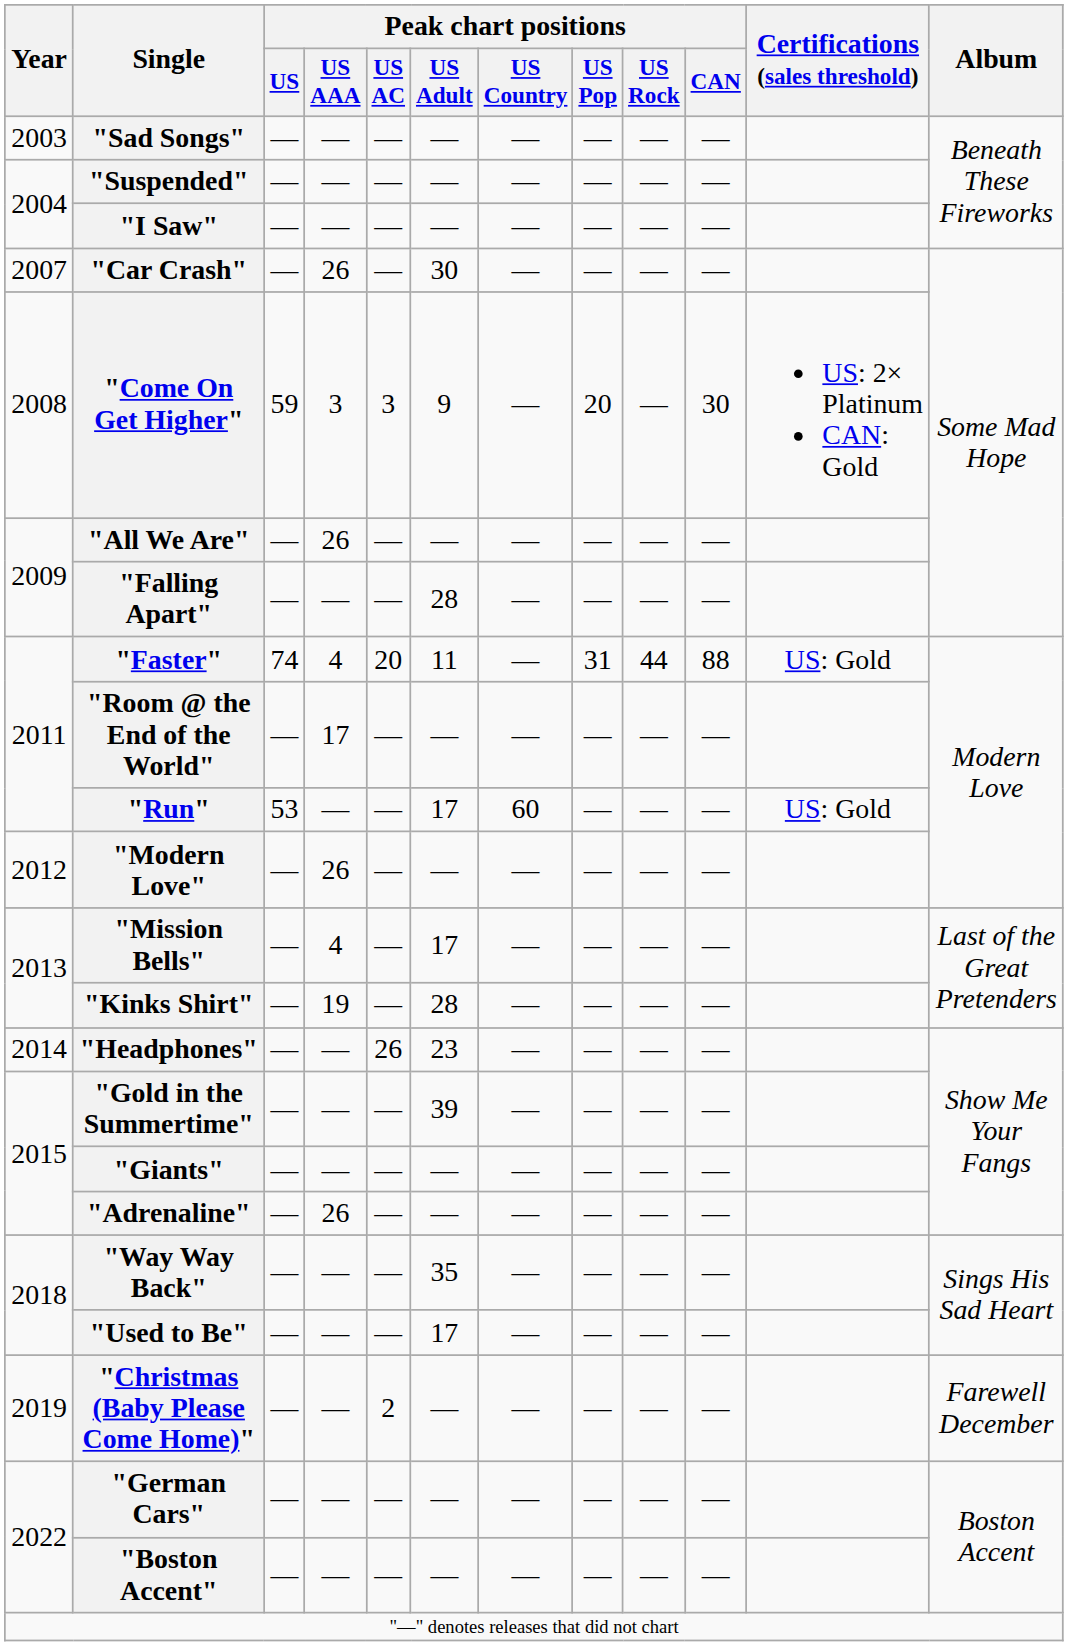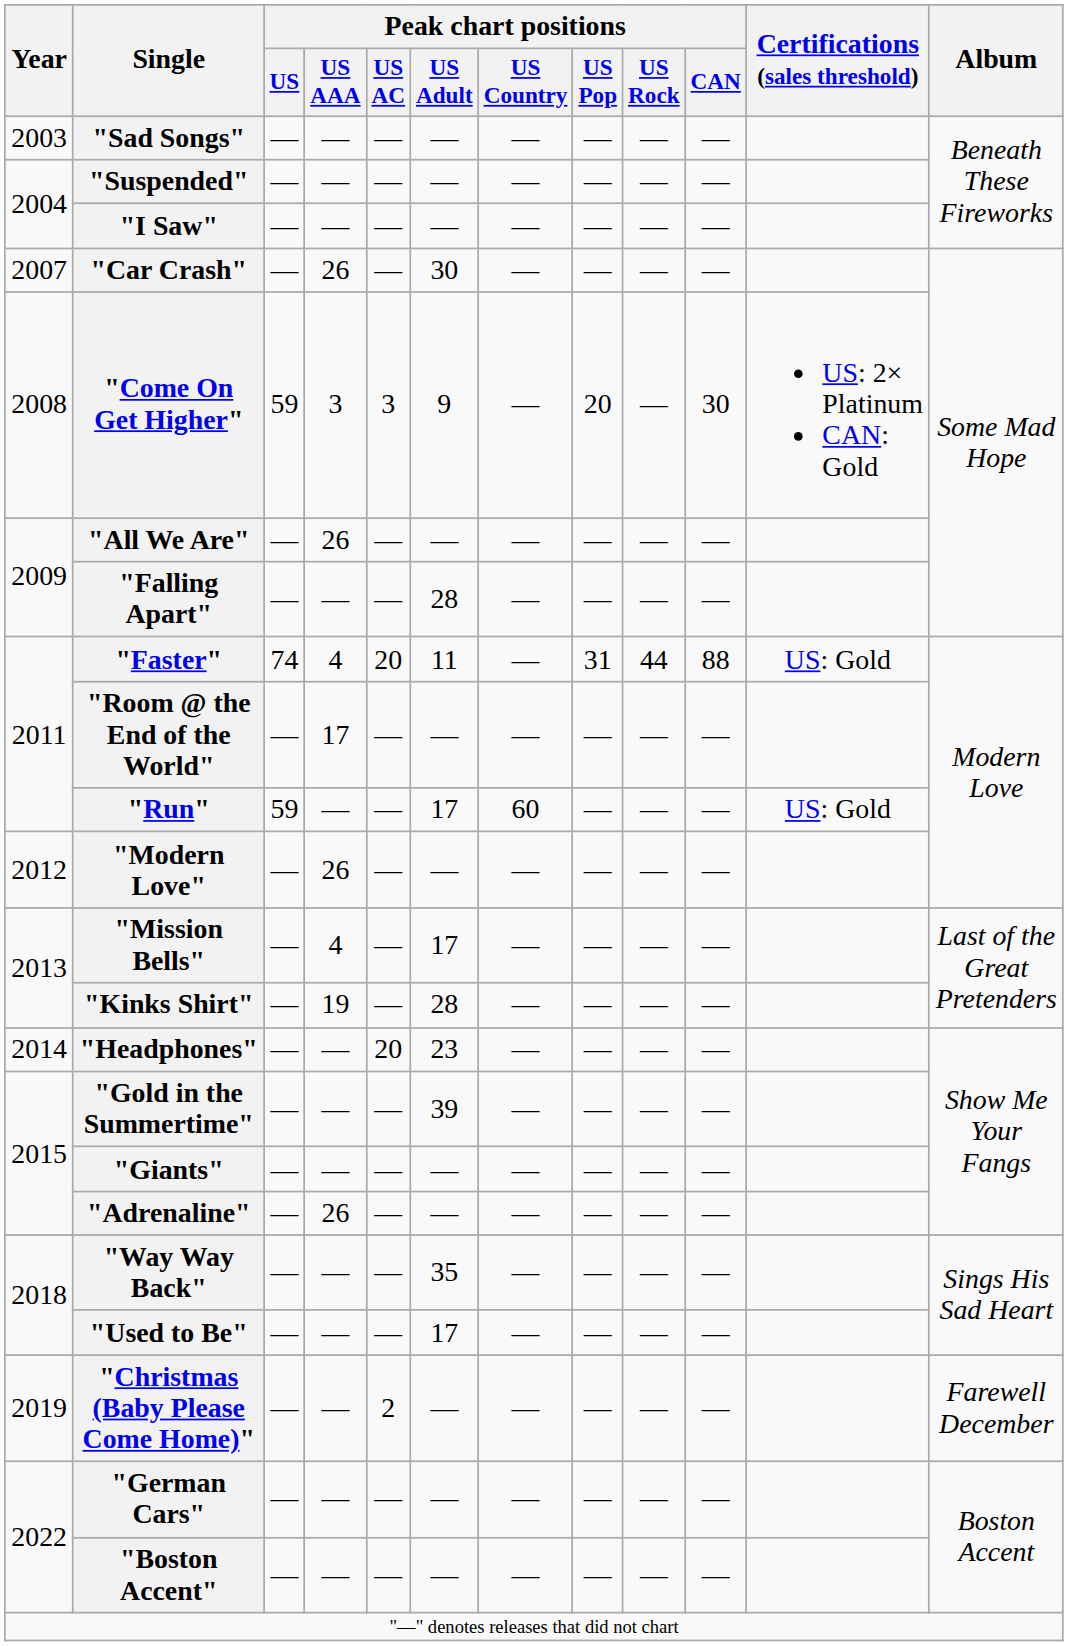(284, 809) 53 -> (284, 809) 59
(388, 1048) 26 -> (388, 1048) 20
